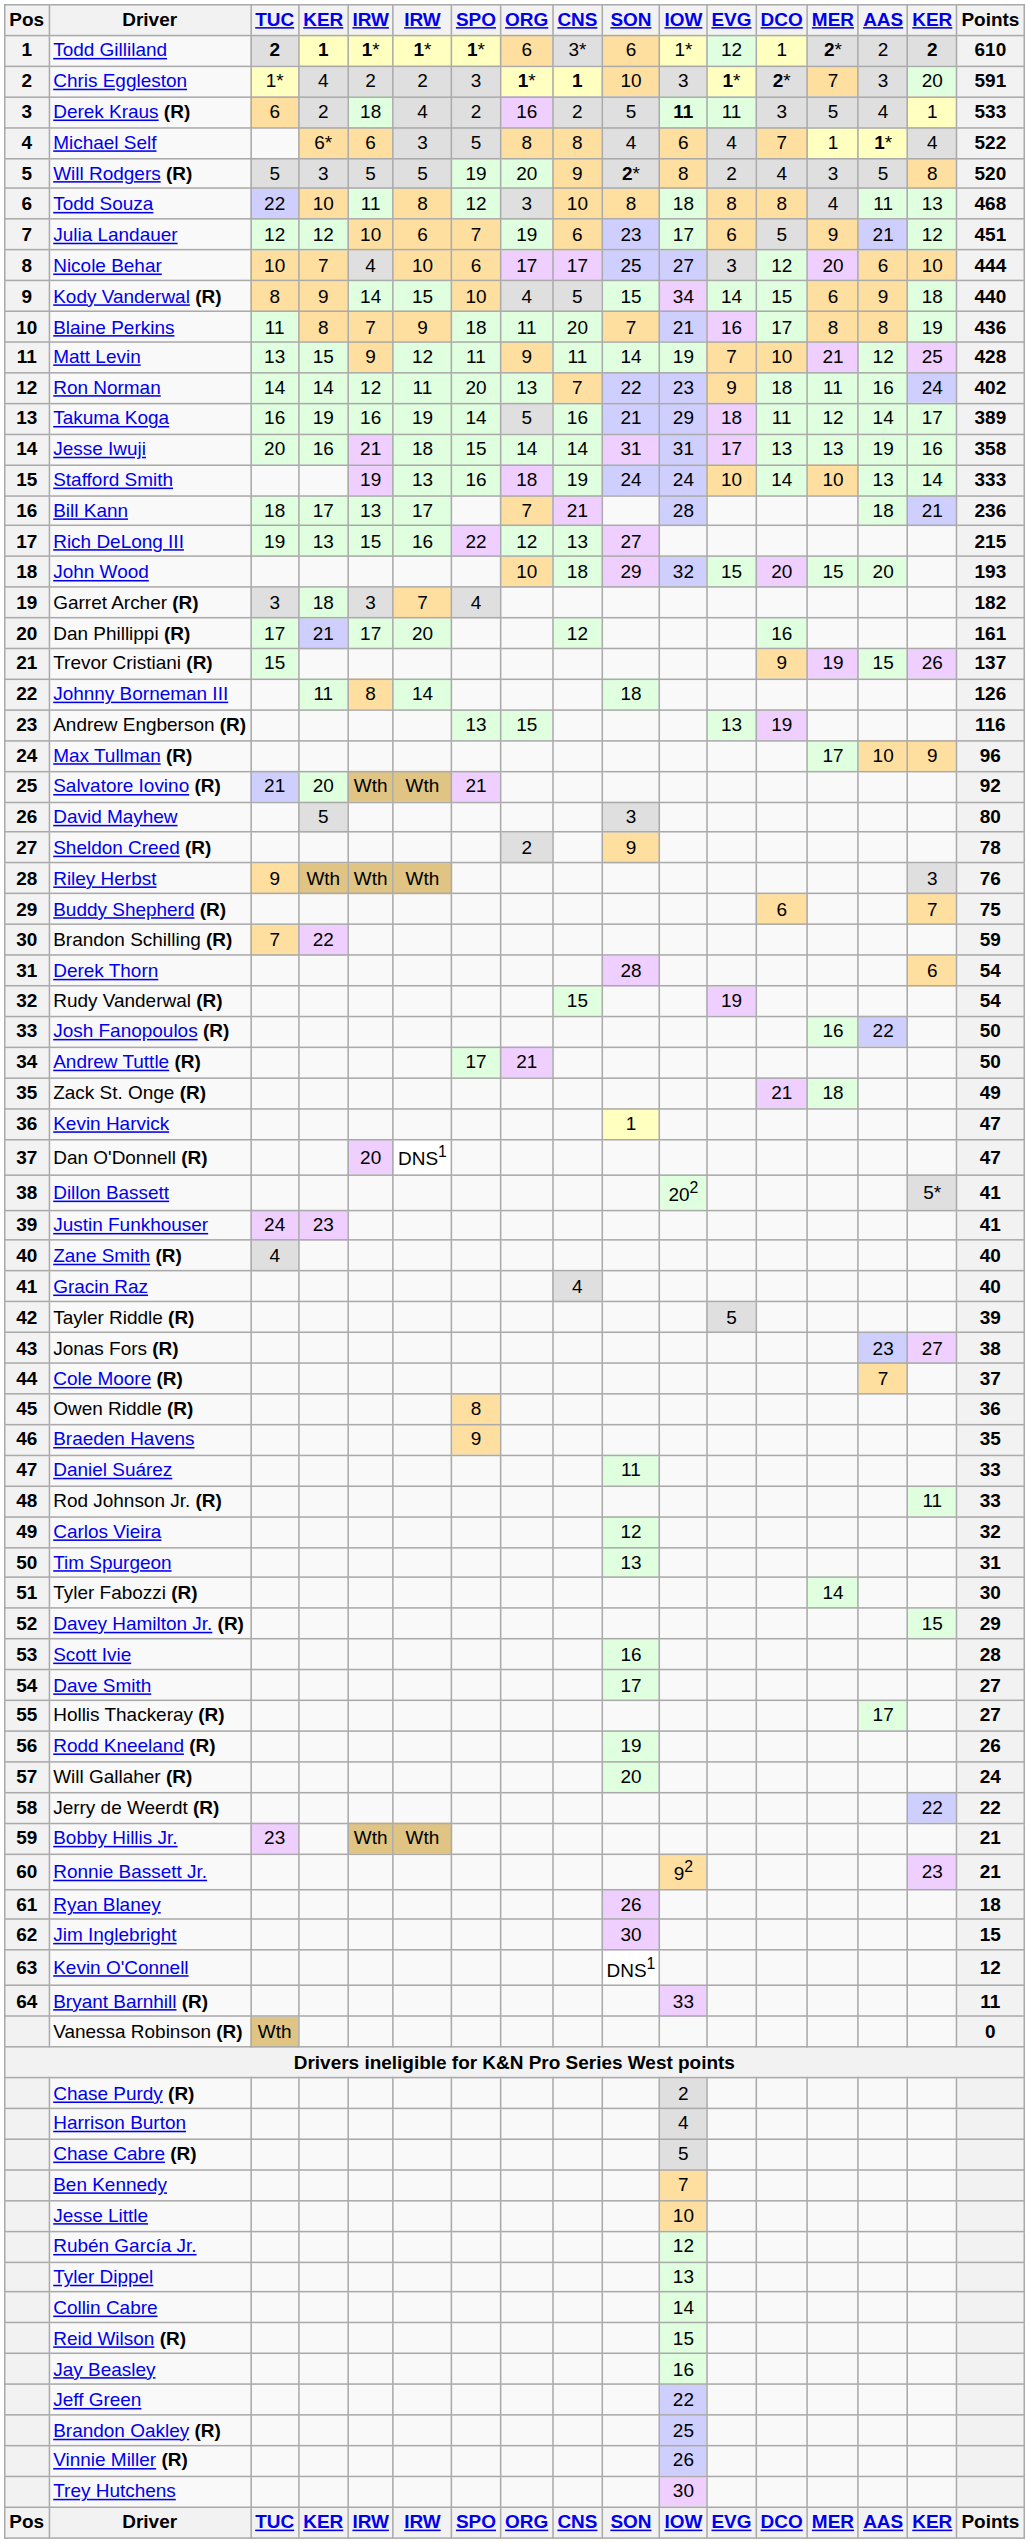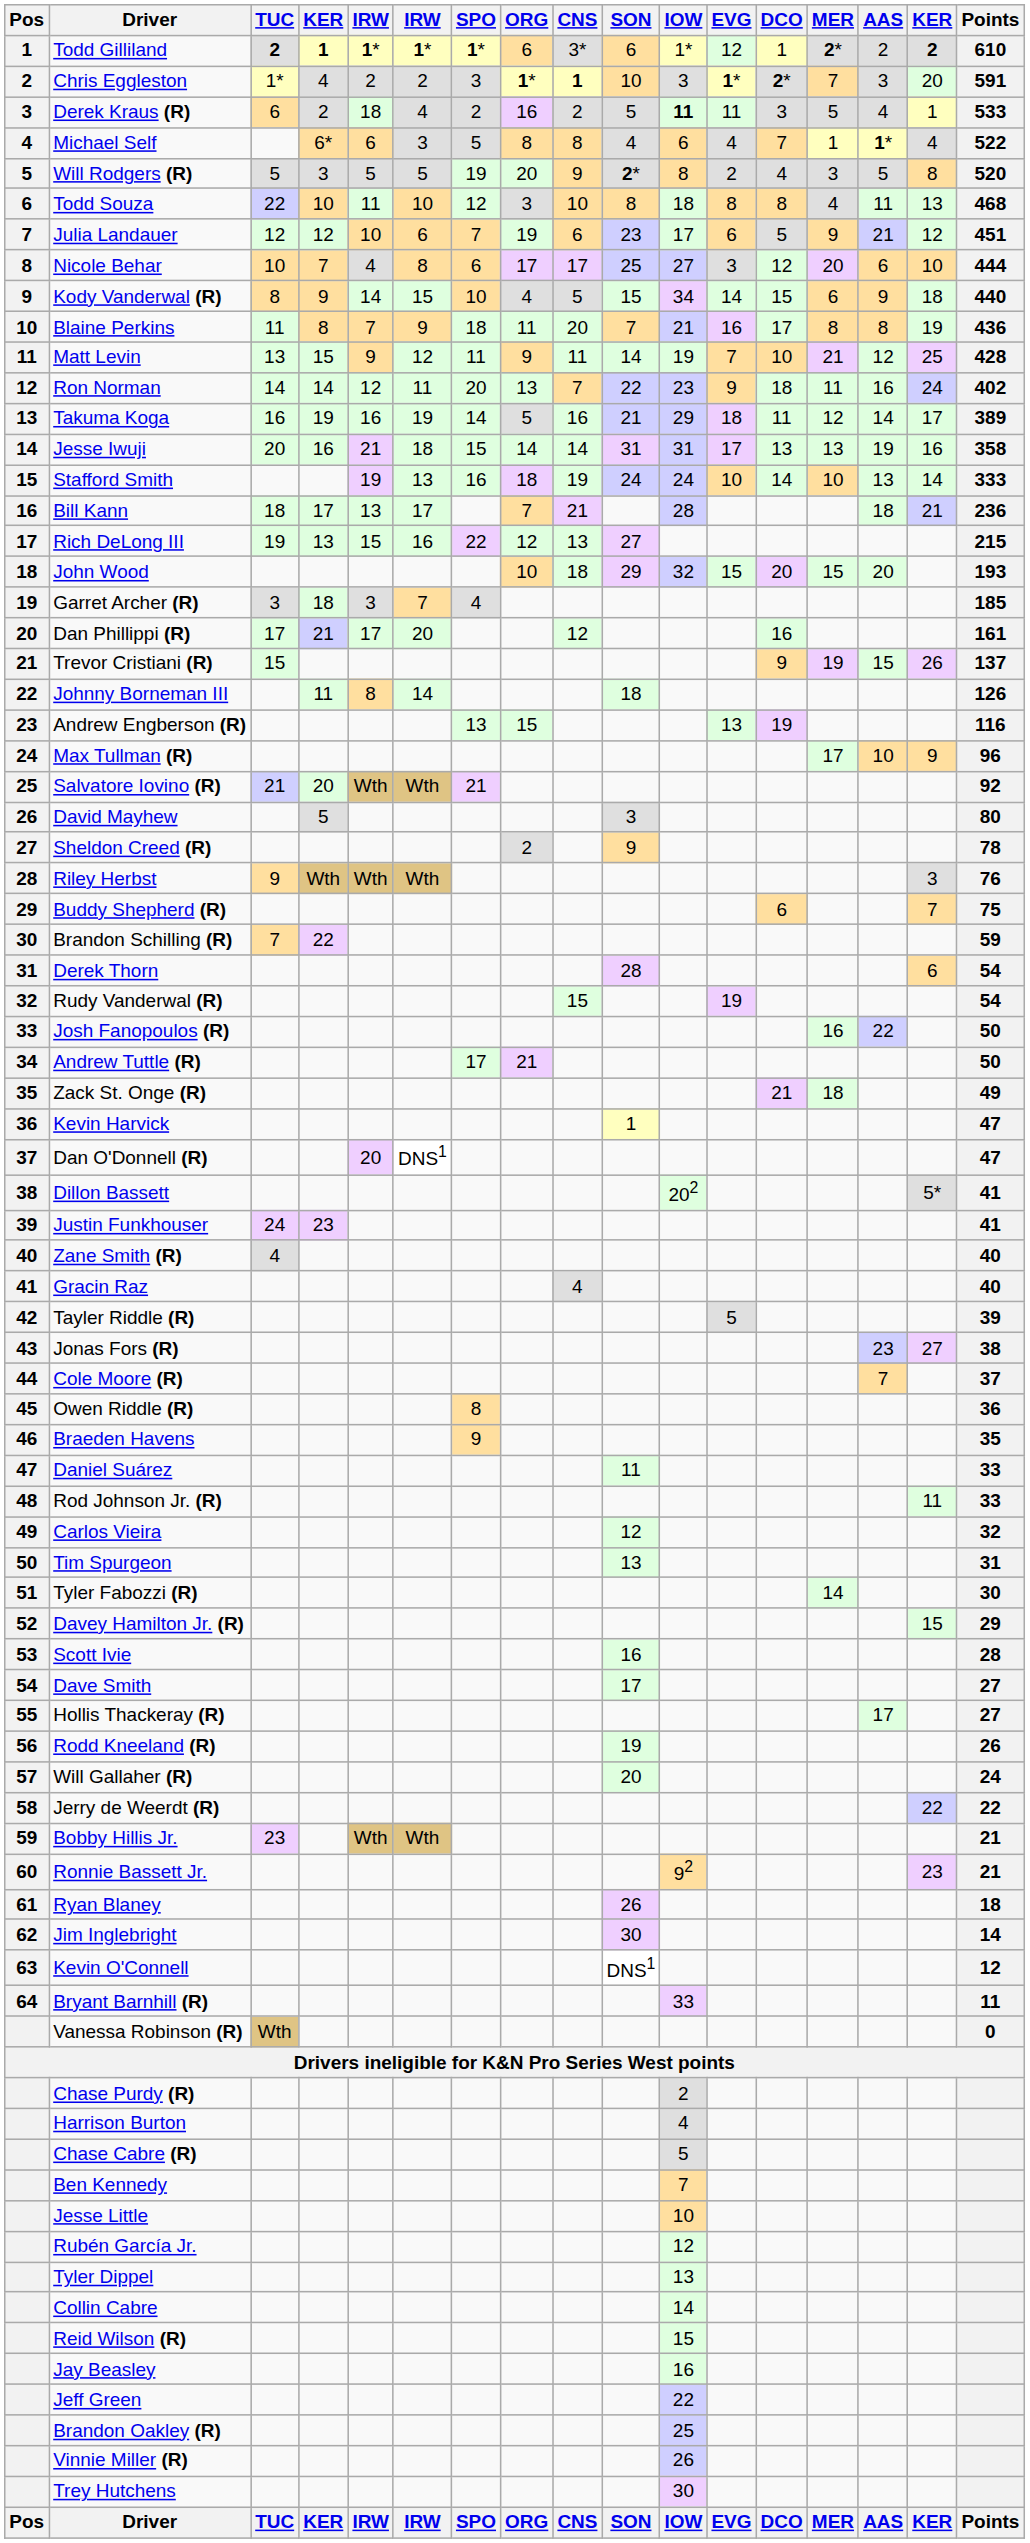(422, 204) 8 -> (422, 204) 10
(422, 266) 10 -> (422, 266) 8
(990, 603) 182 -> (990, 603) 185
(990, 1935) 15 -> (990, 1935) 14
